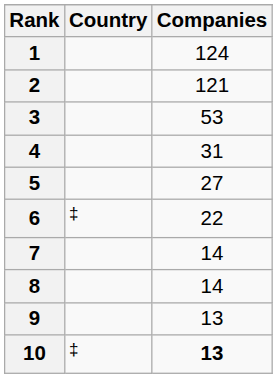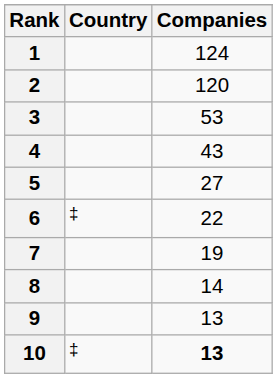(212, 85) 121 -> (212, 85) 120
(212, 150) 31 -> (212, 150) 43
(212, 253) 14 -> (212, 253) 19
